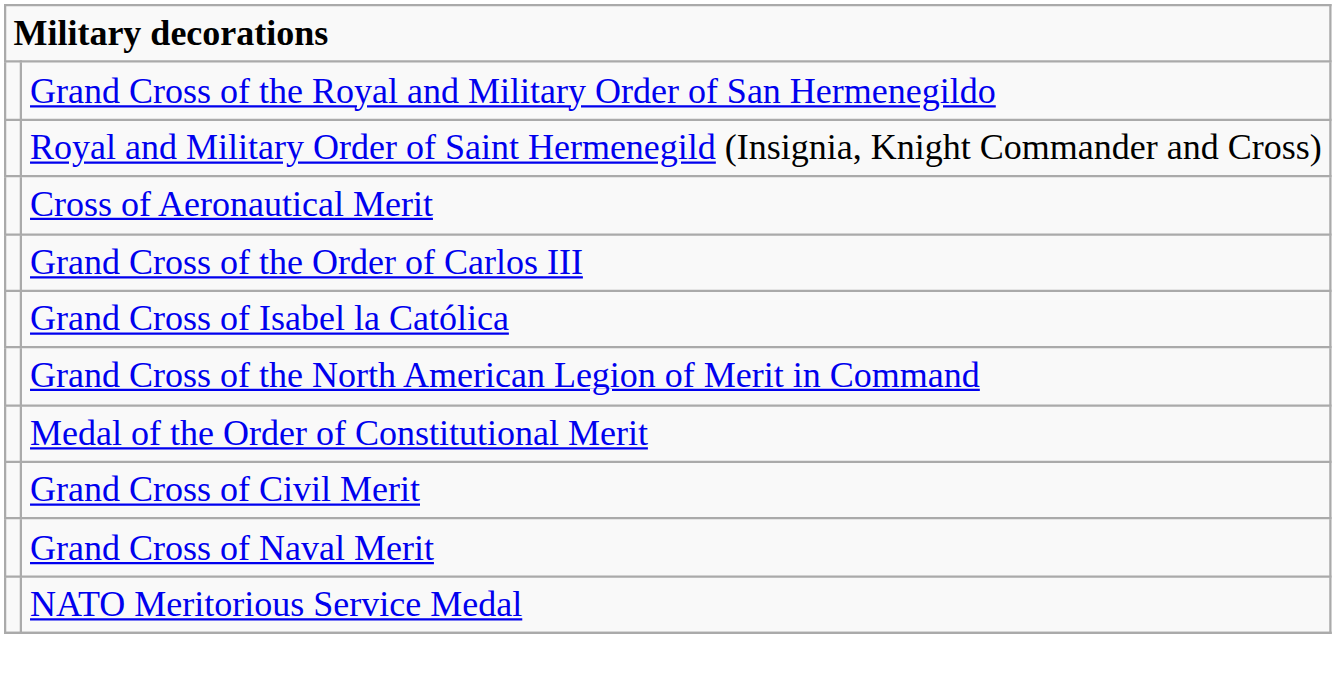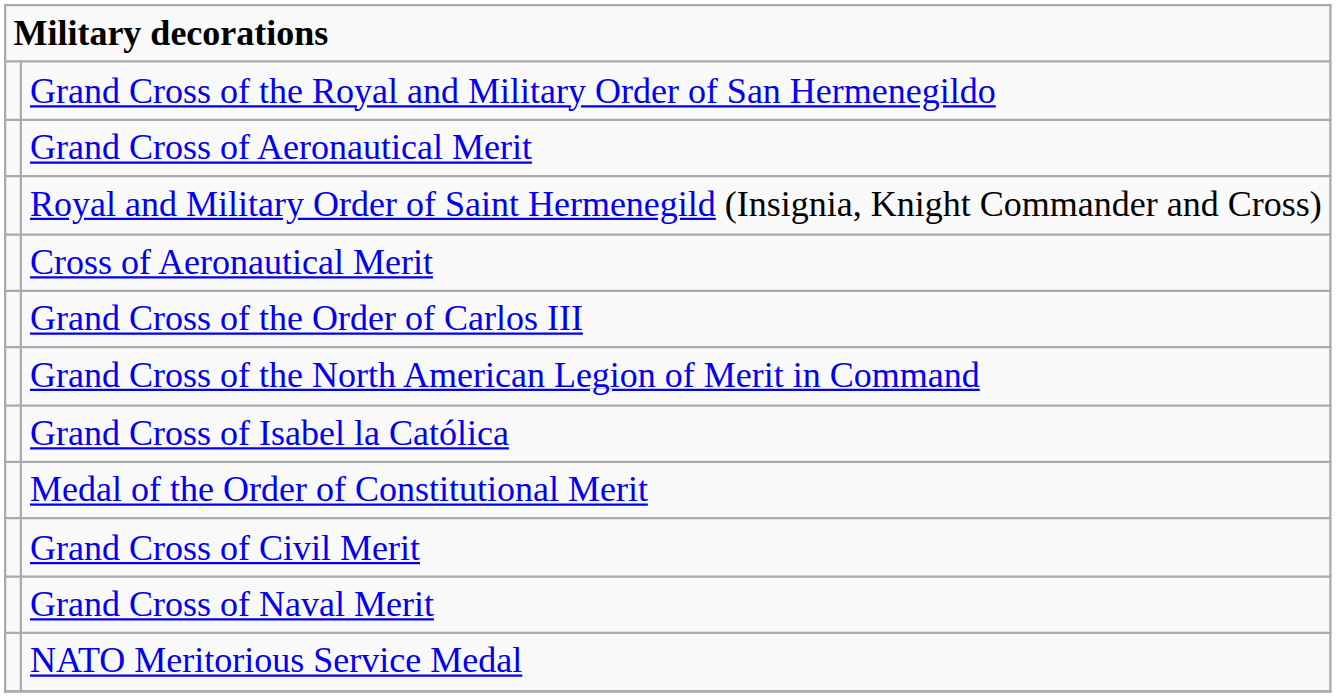+ row: (281, 147)
rows swapped: (505, 375) <-> (269, 318)
